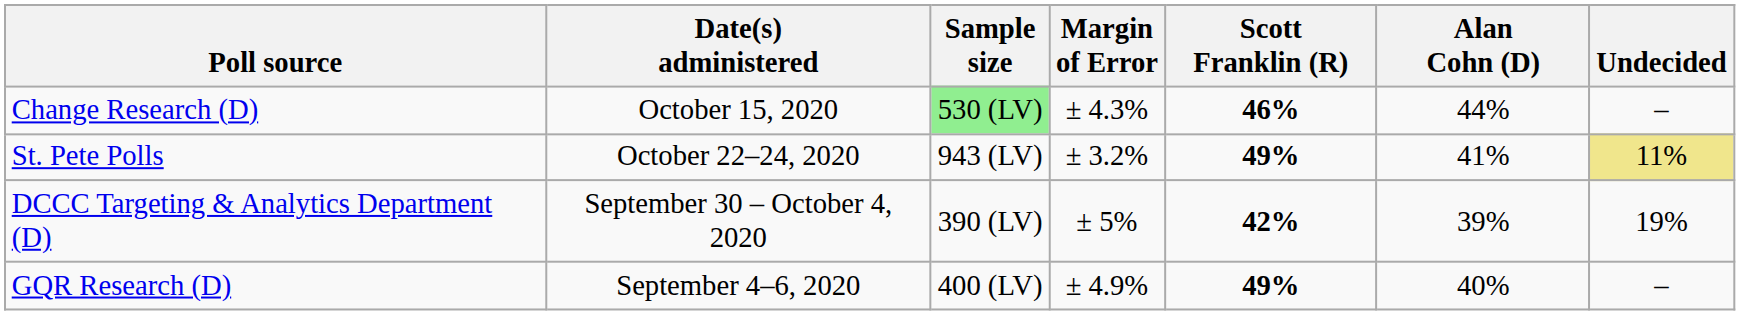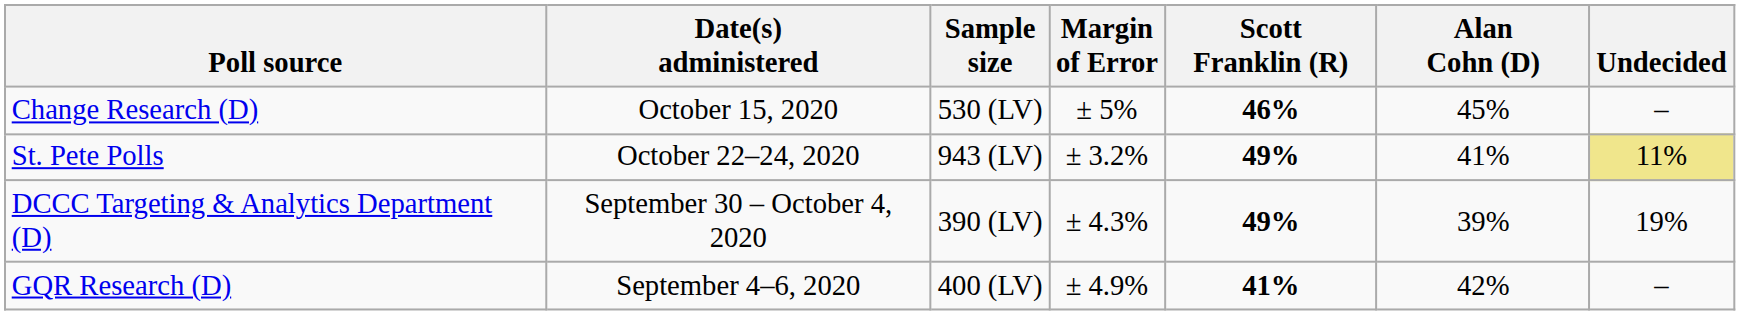(990, 109) lightgreen background -> (990, 109) no background
(1107, 109) ± 4.3% -> (1107, 109) ± 5%
(1483, 109) 44% -> (1483, 109) 45%
(1107, 221) ± 5% -> (1107, 221) ± 4.3%
(1271, 221) 42% -> (1271, 221) 49%
(1271, 285) 49% -> (1271, 285) 41%
(1483, 285) 40% -> (1483, 285) 42%
